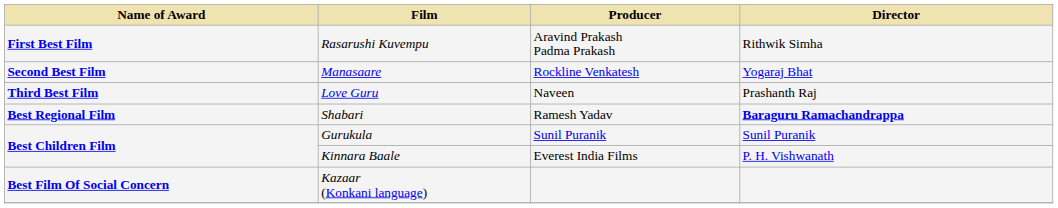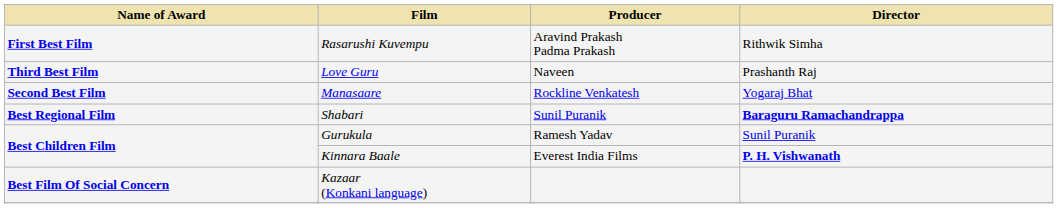rows swapped: (351, 72) <-> (350, 93)
(573, 114) Ramesh Yadav -> (570, 114) Sunil Puranik
(570, 135) Sunil Puranik -> (573, 135) Ramesh Yadav
(788, 156) normal -> (791, 156) bold
